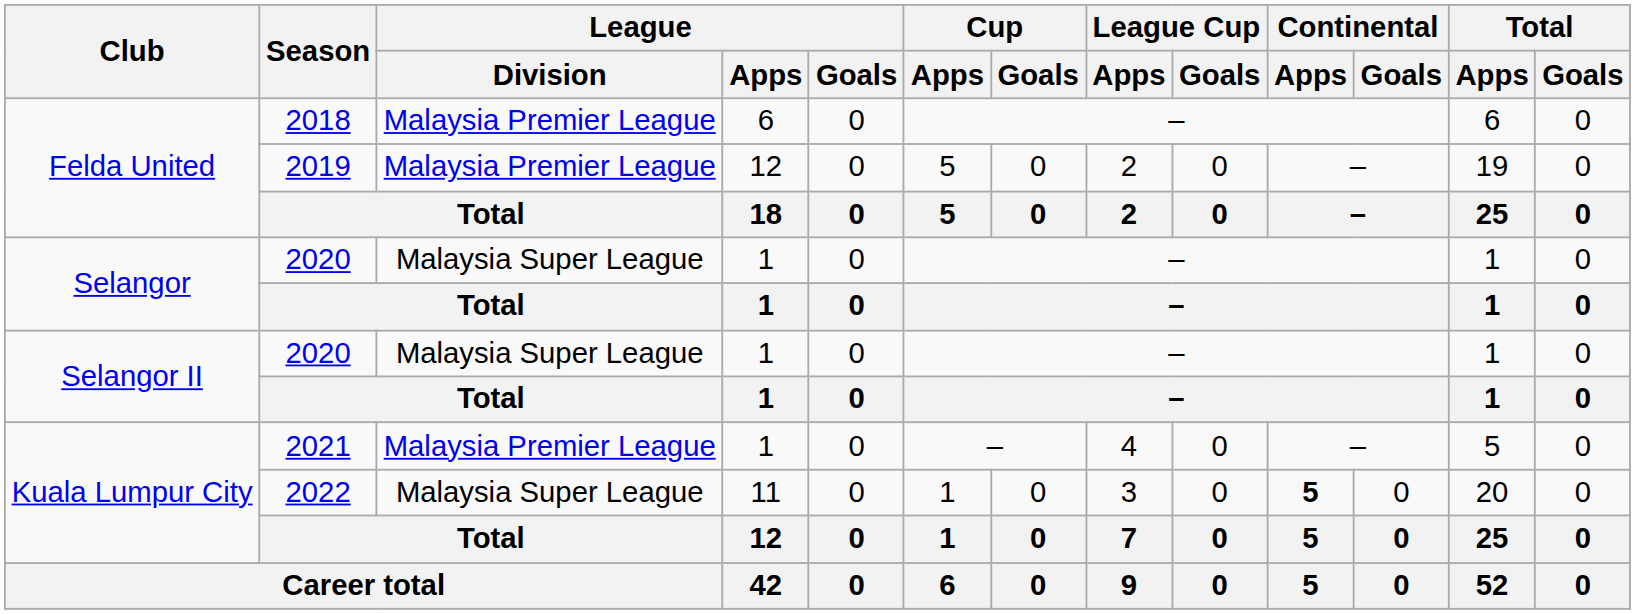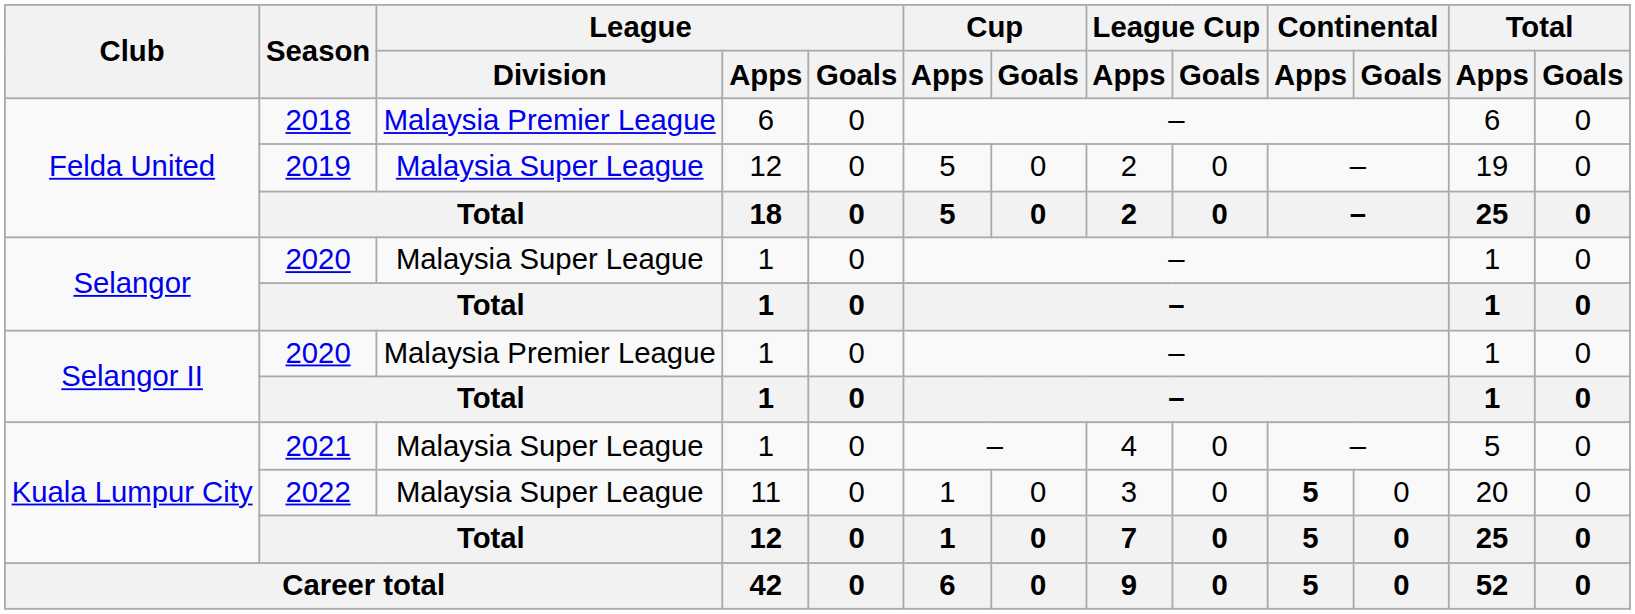(550, 167) Malaysia Premier League -> (550, 167) Malaysia Super League
(550, 352) Malaysia Super League -> (550, 352) Malaysia Premier League
(550, 445) Malaysia Premier League -> (550, 445) Malaysia Super League
